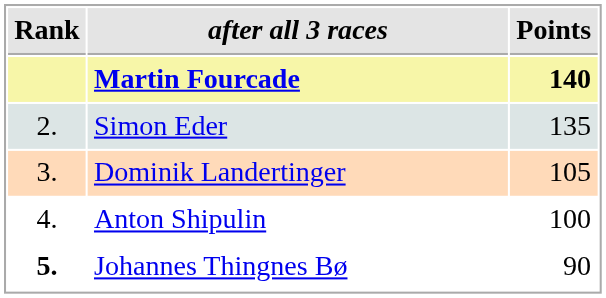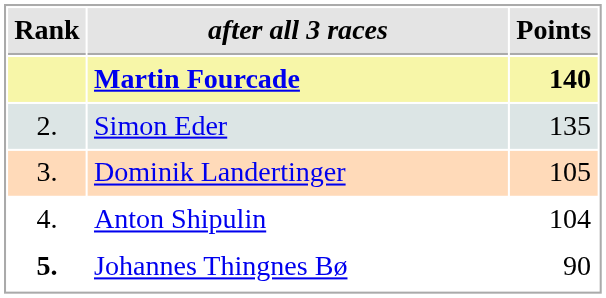(570, 219) 100 -> (570, 219) 104
